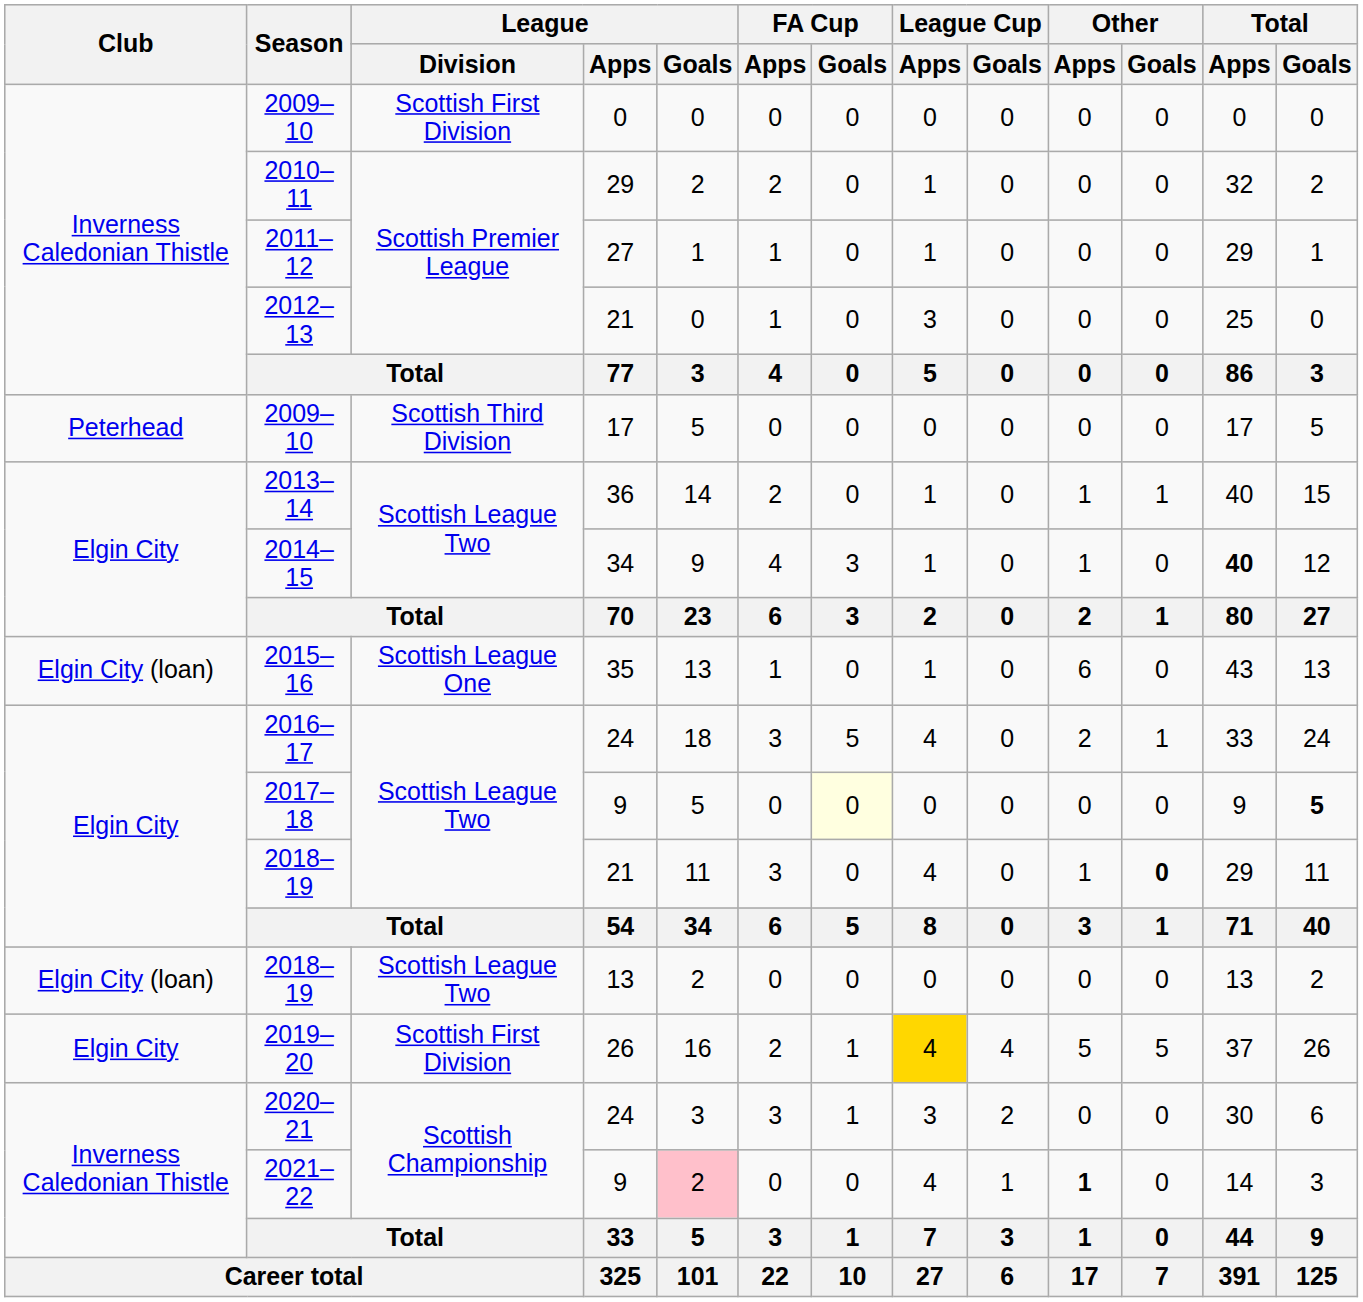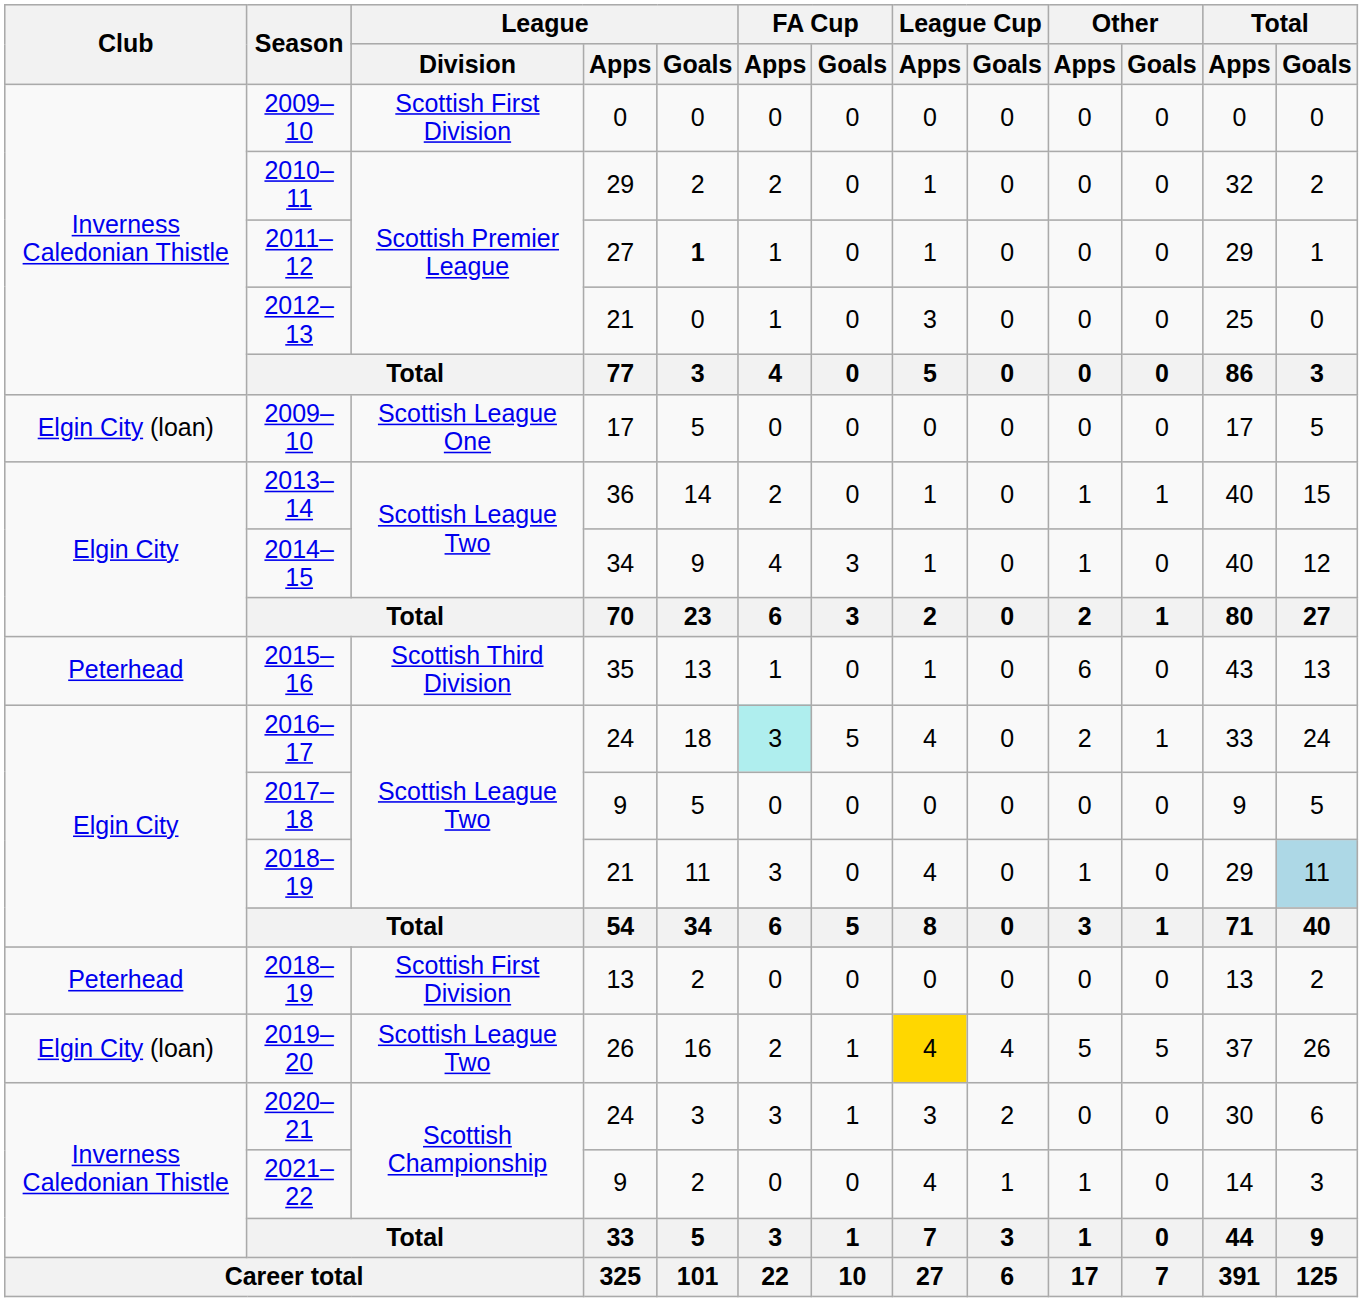(698, 252) normal -> (698, 252) bold
(126, 427) Peterhead -> (126, 427) Elgin City (loan)
(467, 427) Scottish Third Division -> (467, 427) Scottish League One
(1239, 563) bold -> (1239, 563) normal
(126, 670) Elgin City (loan) -> (126, 670) Peterhead
(467, 670) Scottish League One -> (467, 670) Scottish Third Division
(775, 737) no background -> (775, 737) paleturquoise background
(852, 805) lightyellow background -> (852, 805) no background
(1317, 805) bold -> (1317, 805) normal
(1162, 873) bold -> (1162, 873) normal
(1317, 873) no background -> (1317, 873) lightblue background
(126, 980) Elgin City (loan) -> (126, 980) Peterhead
(467, 980) Scottish League Two -> (467, 980) Scottish First Division
(126, 1048) Elgin City -> (126, 1048) Elgin City (loan)
(467, 1048) Scottish First Division -> (467, 1048) Scottish League Two
(698, 1183) pink background -> (698, 1183) no background
(1085, 1183) bold -> (1085, 1183) normal
